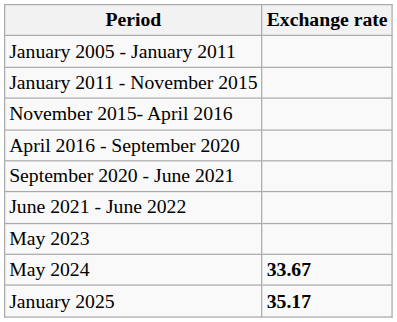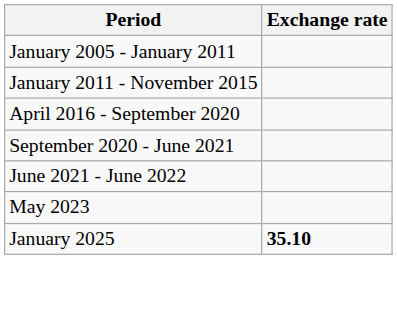- row: (121, 113)
- row: (49, 269)
(289, 301) 35.17 -> (289, 238) 35.10
